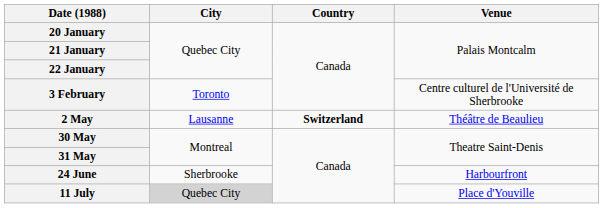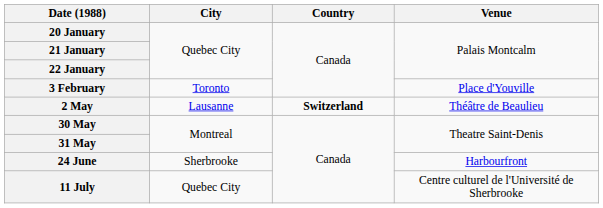(496, 94) Centre culturel de l'Université de Sherbrooke -> (496, 87) Place d'Youville
(211, 193) lightgrey background -> (211, 187) no background
(496, 193) Place d'Youville -> (496, 187) Centre culturel de l'Université de Sherbrooke
